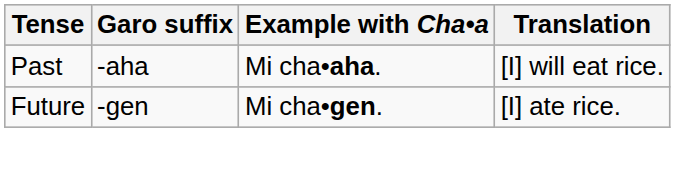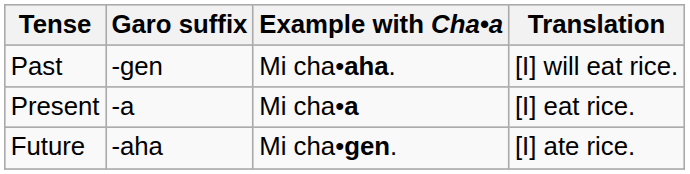(123, 65) -aha -> (137, 65) -gen
+ row: (55, 106)
(123, 106) -gen -> (137, 147) -aha
